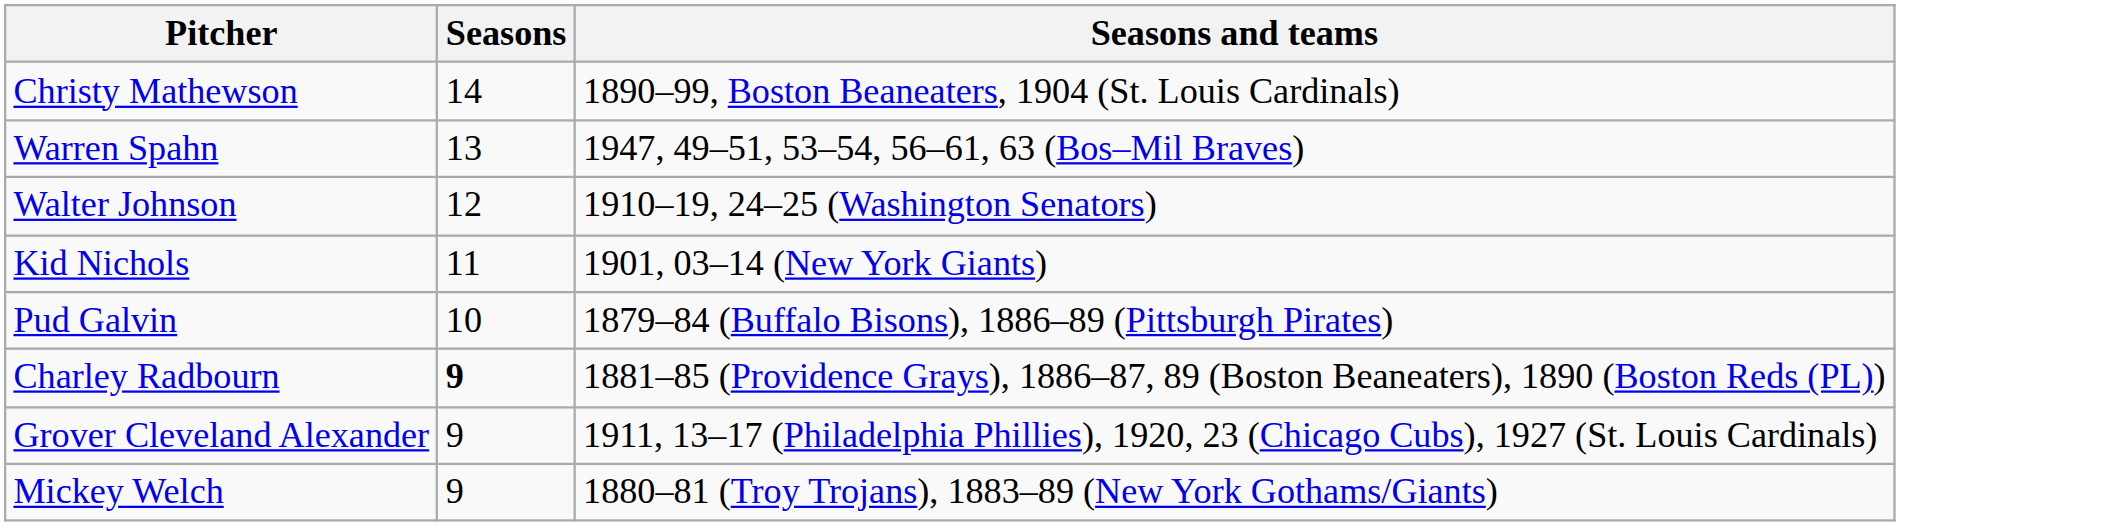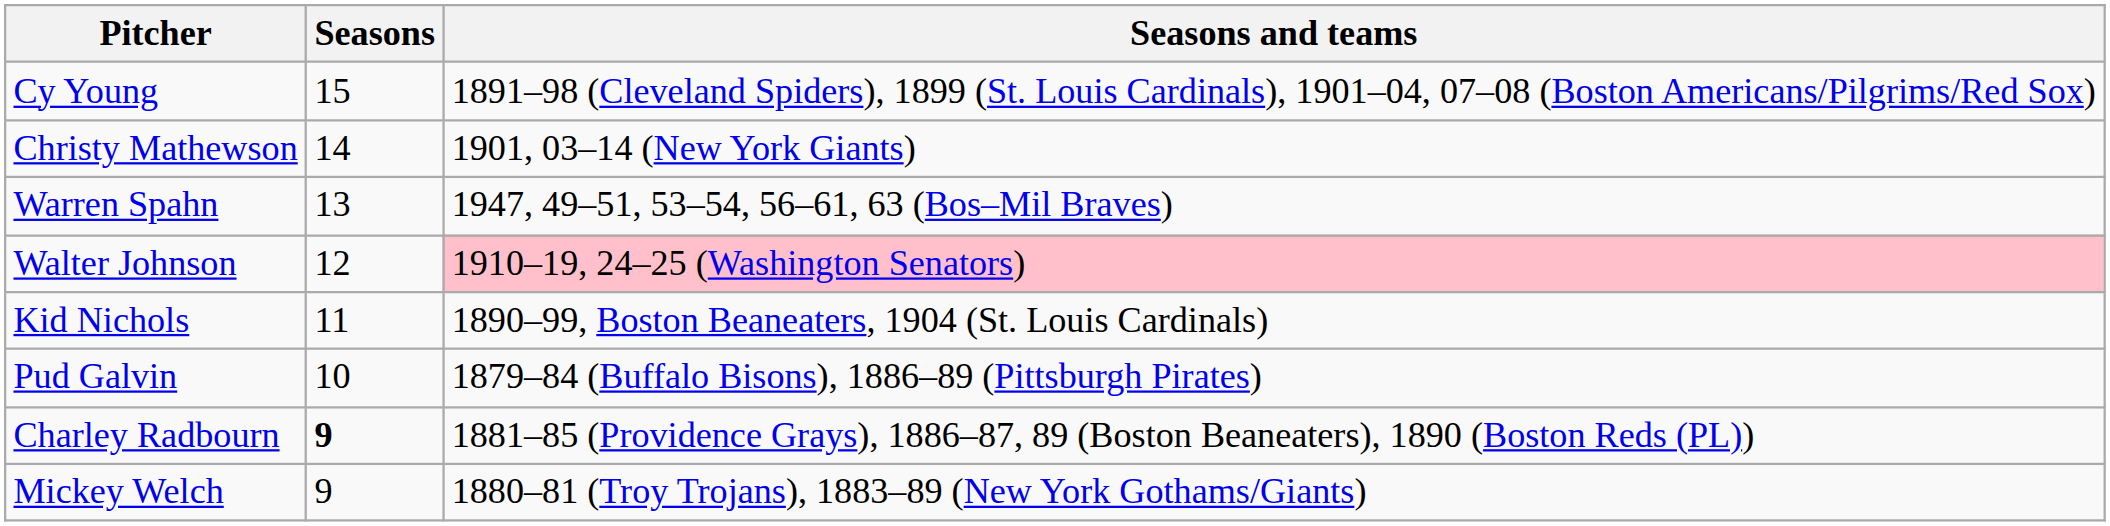+ row: (86, 90)
(991, 90) 1890–99, Boston Beaneaters, 1904 (St. Louis Cardinals) -> (684, 147) 1901, 03–14 (New York Giants)
(870, 205) no background -> (738, 262) pink background
(815, 262) 1901, 03–14 (New York Giants) -> (860, 319) 1890–99, Boston Beaneaters, 1904 (St. Louis Cardinals)
- row: (221, 434)
